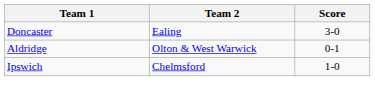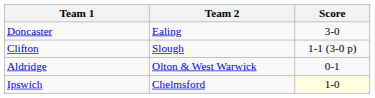+ row: (23, 48)
(332, 66) no background -> (332, 84) lightyellow background
